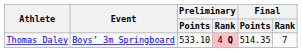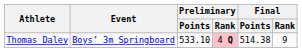(255, 40) 514.35 -> (255, 40) 514.38
(285, 40) 7 -> (285, 40) 9
